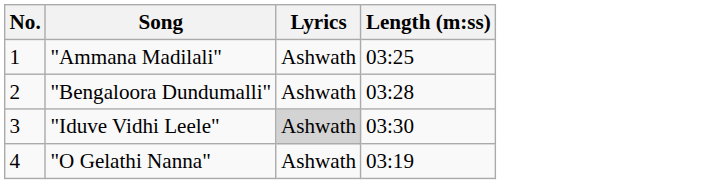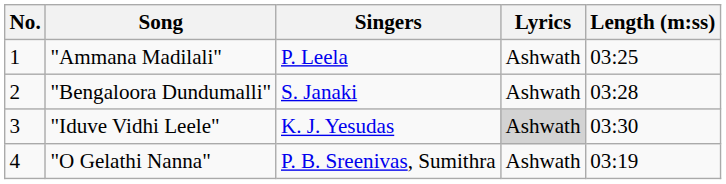+ column: (388, 22)
